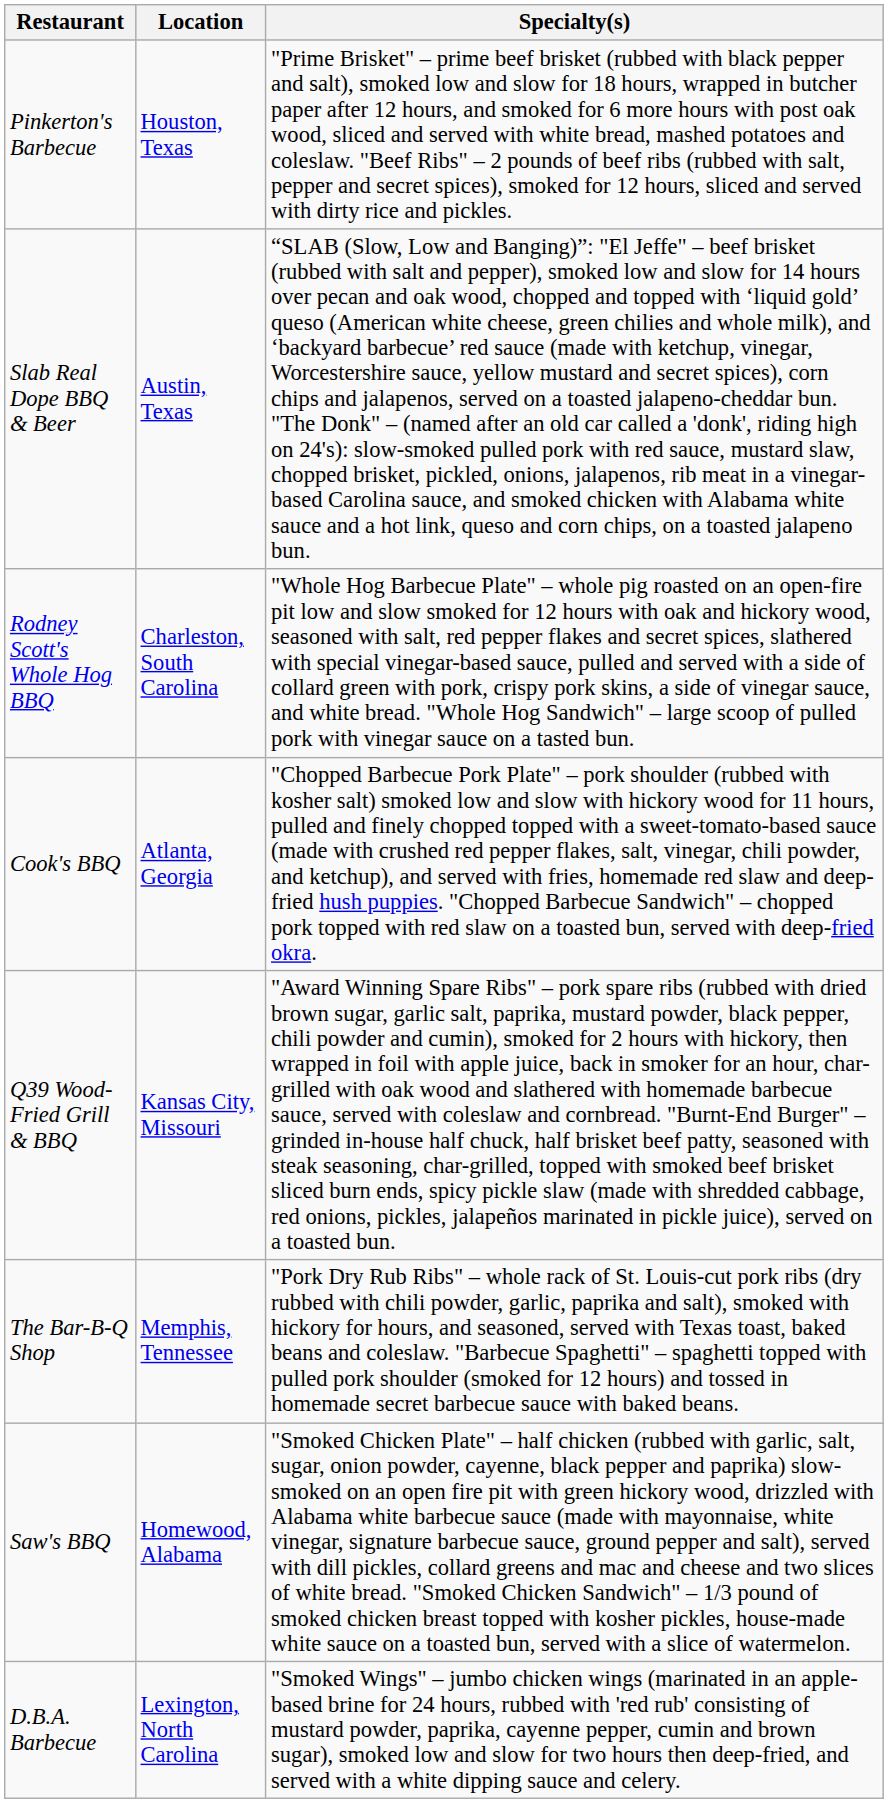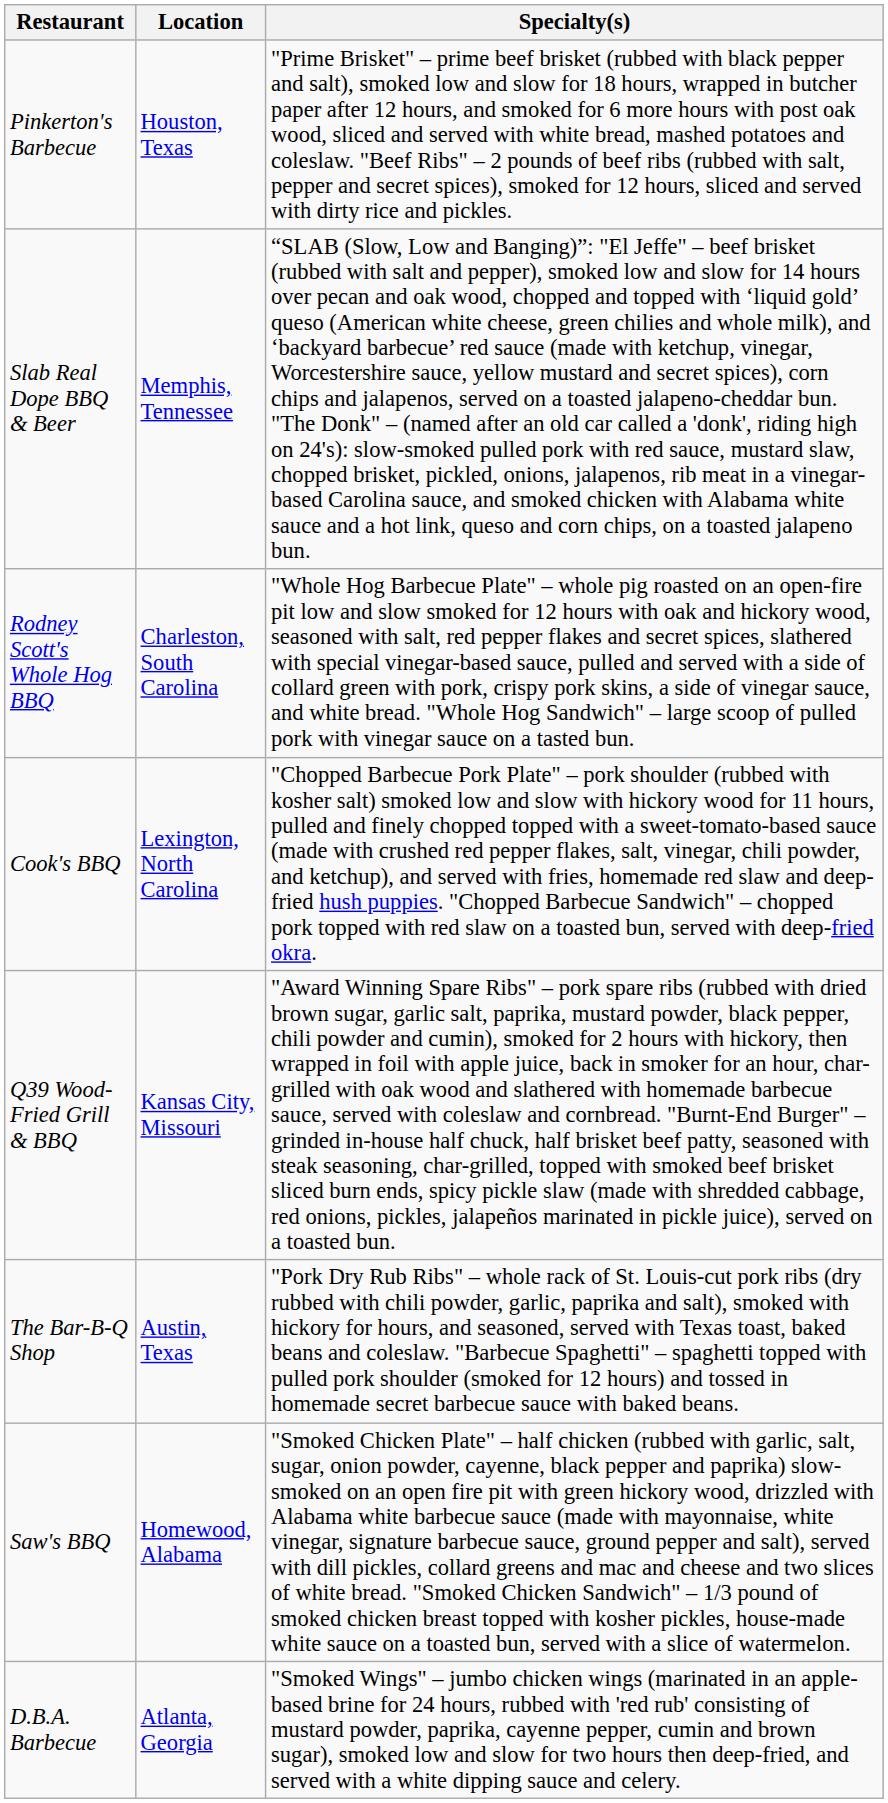(173, 398) Austin, Texas -> (187, 398) Memphis, Tennessee
(177, 863) Atlanta, Georgia -> (190, 863) Lexington, North Carolina
(187, 1341) Memphis, Tennessee -> (173, 1341) Austin, Texas
(190, 1729) Lexington, North Carolina -> (177, 1729) Atlanta, Georgia
